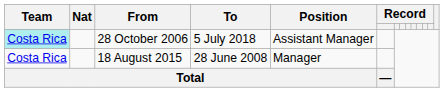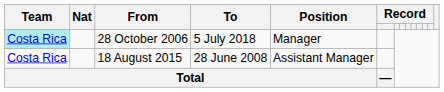(323, 39) Assistant Manager -> (297, 39) Manager
(297, 58) Manager -> (323, 58) Assistant Manager
